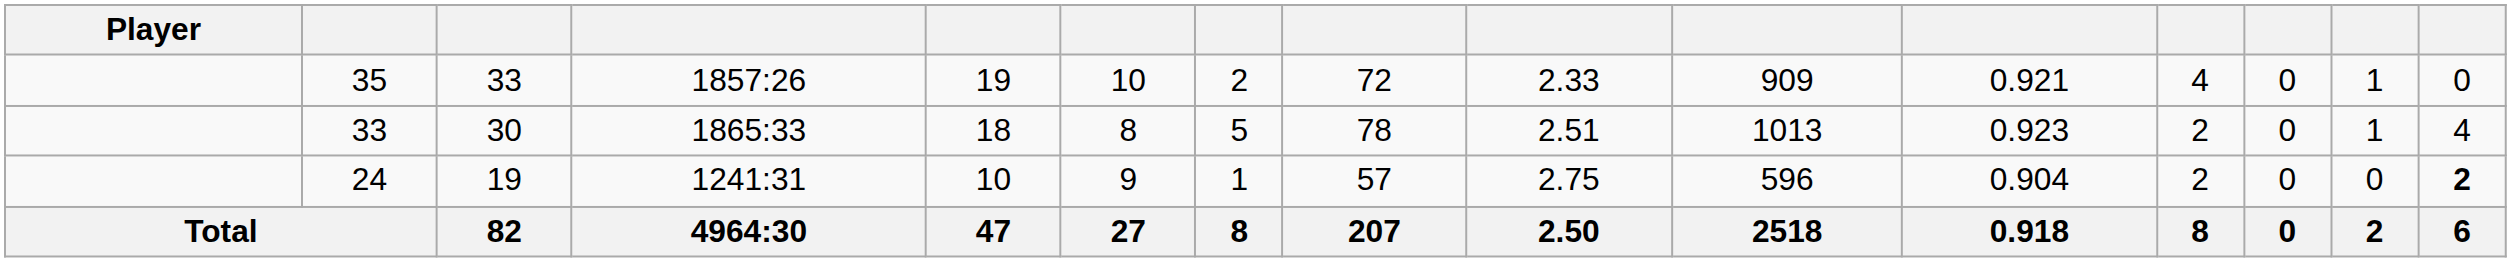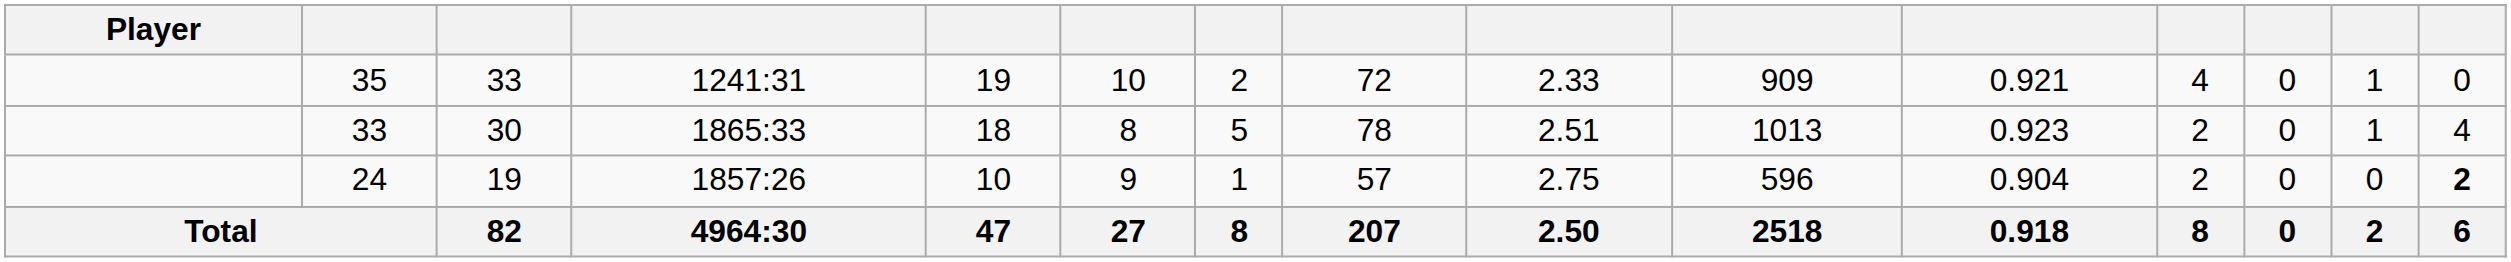(749, 79) 1857:26 -> (749, 79) 1241:31
(749, 180) 1241:31 -> (749, 180) 1857:26
